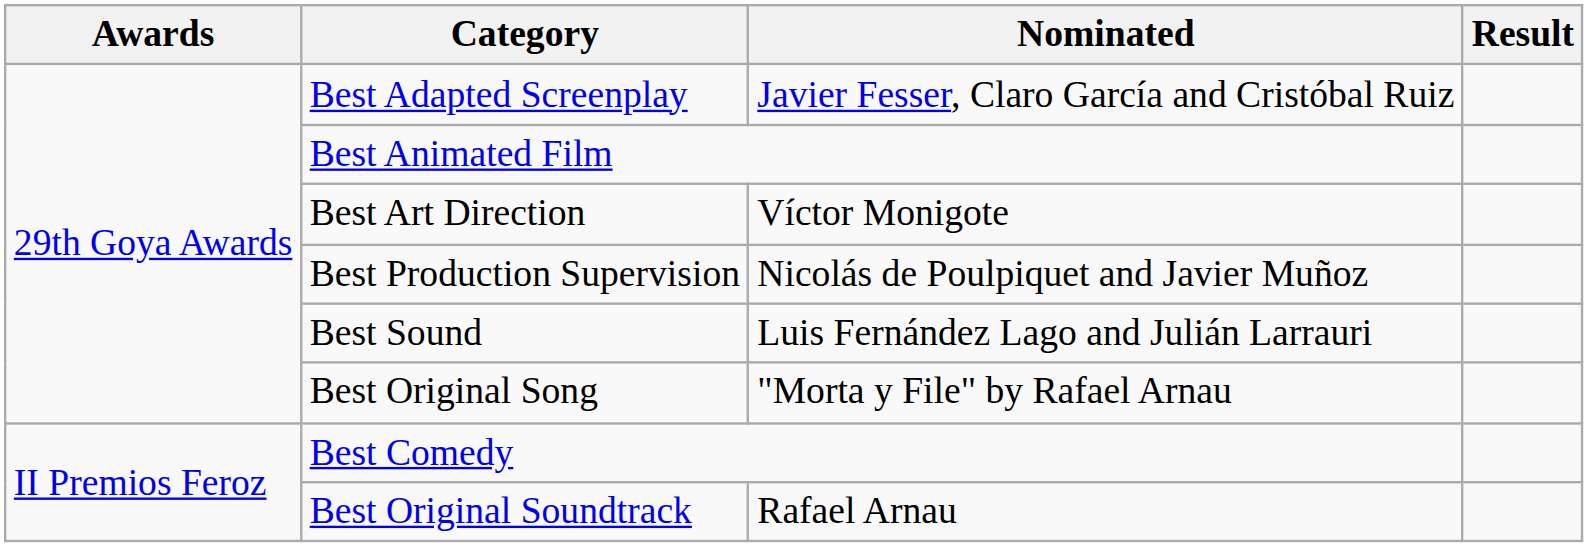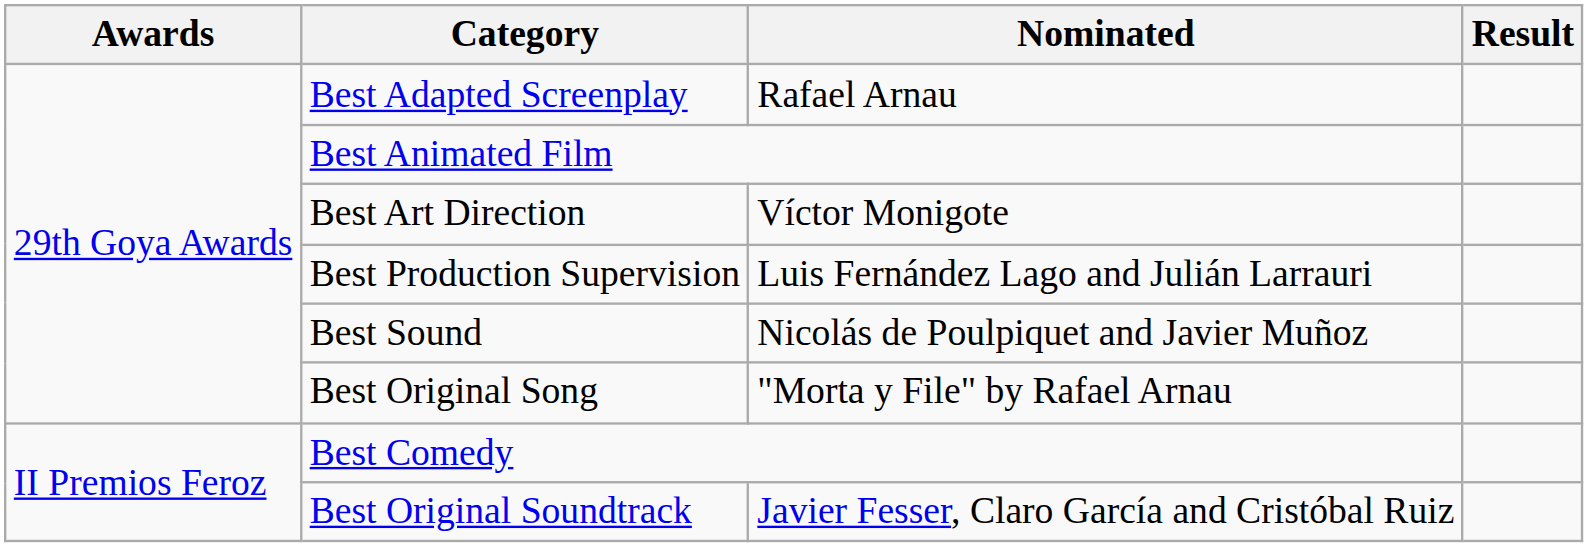(1106, 93) Javier Fesser, Claro García and Cristóbal Ruiz -> (857, 93) Rafael Arnau
(1063, 272) Nicolás de Poulpiquet and Javier Muñoz -> (1065, 272) Luis Fernández Lago and Julián Larrauri
(1065, 332) Luis Fernández Lago and Julián Larrauri -> (1063, 332) Nicolás de Poulpiquet and Javier Muñoz
(857, 511) Rafael Arnau -> (1106, 511) Javier Fesser, Claro García and Cristóbal Ruiz
